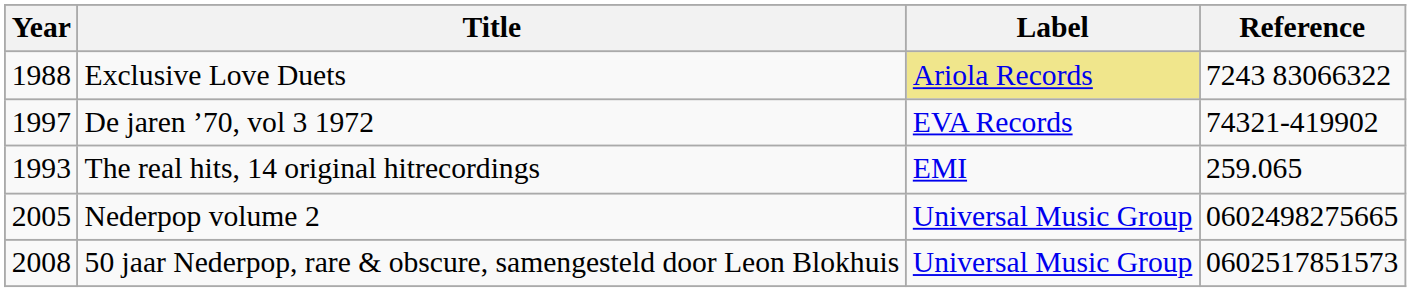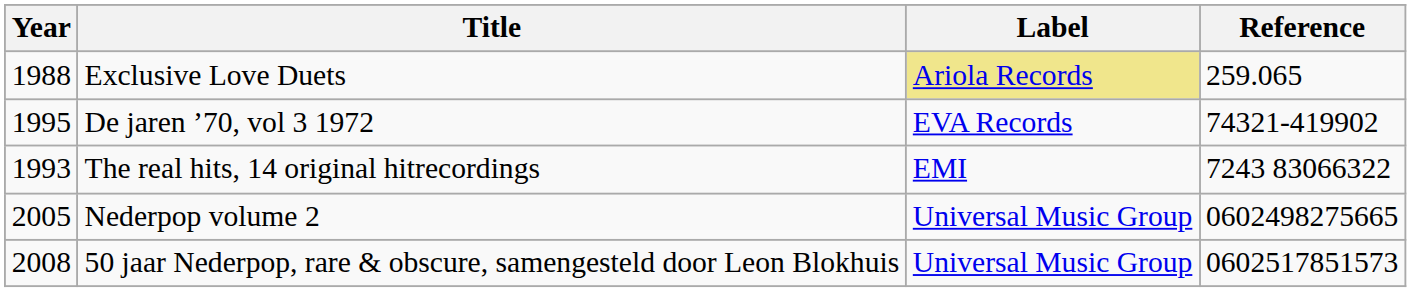(1298, 74) 7243 83066322 -> (1254, 74) 259.065
(41, 121) 1997 -> (41, 121) 1995
(1254, 168) 259.065 -> (1298, 168) 7243 83066322
